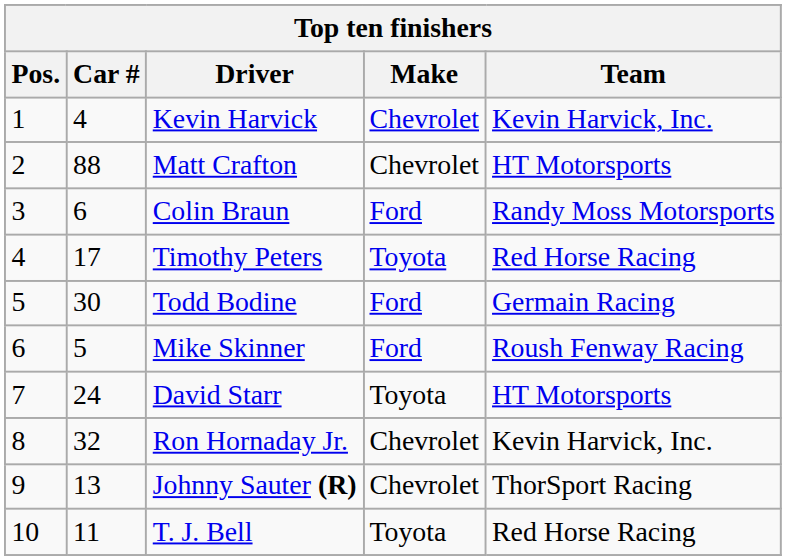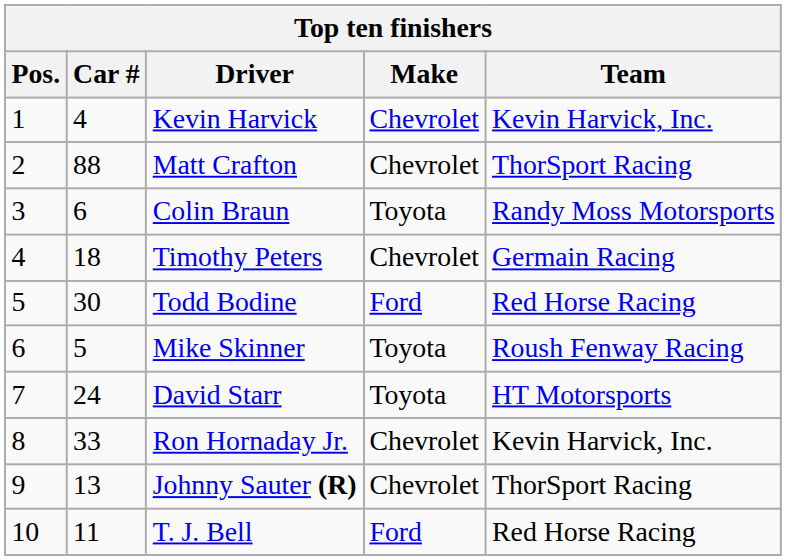(582, 165) HT Motorsports -> (592, 165) ThorSport Racing
(396, 211) Ford -> (408, 211) Toyota
(87, 256) 17 -> (87, 256) 18
(408, 256) Toyota -> (424, 256) Chevrolet
(594, 256) Red Horse Racing -> (583, 256) Germain Racing
(583, 302) Germain Racing -> (594, 302) Red Horse Racing
(396, 348) Ford -> (408, 348) Toyota
(87, 440) 32 -> (87, 440) 33
(408, 532) Toyota -> (396, 532) Ford
